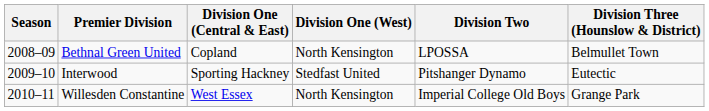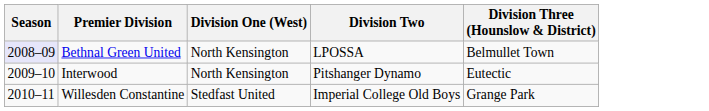- column: (240, 22)
(31, 52) no background -> (31, 52) lavender background
(338, 73) Stedfast United -> (240, 73) North Kensington
(344, 95) North Kensington -> (233, 95) Stedfast United
